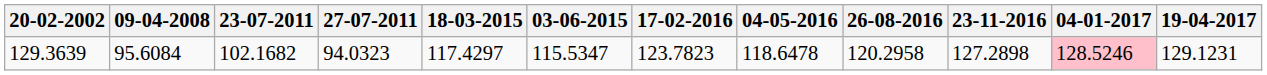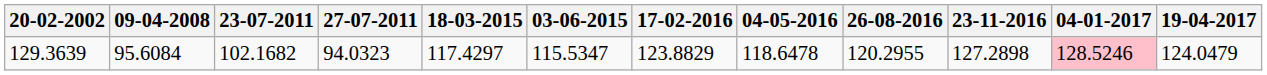(676, 53) 123.7823 -> (676, 53) 123.8829
(886, 53) 120.2958 -> (886, 53) 120.2955
(1199, 53) 129.1231 -> (1199, 53) 124.0479
